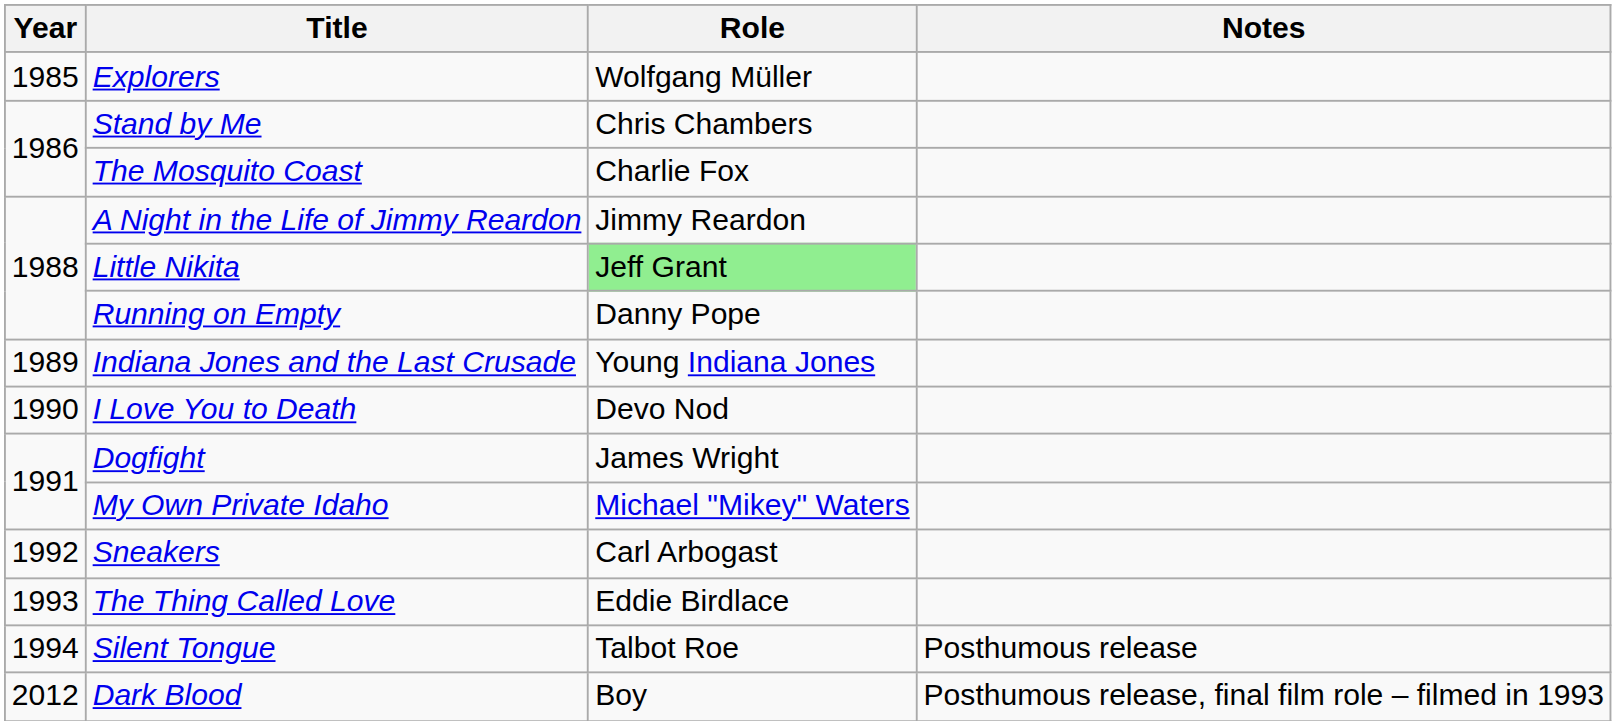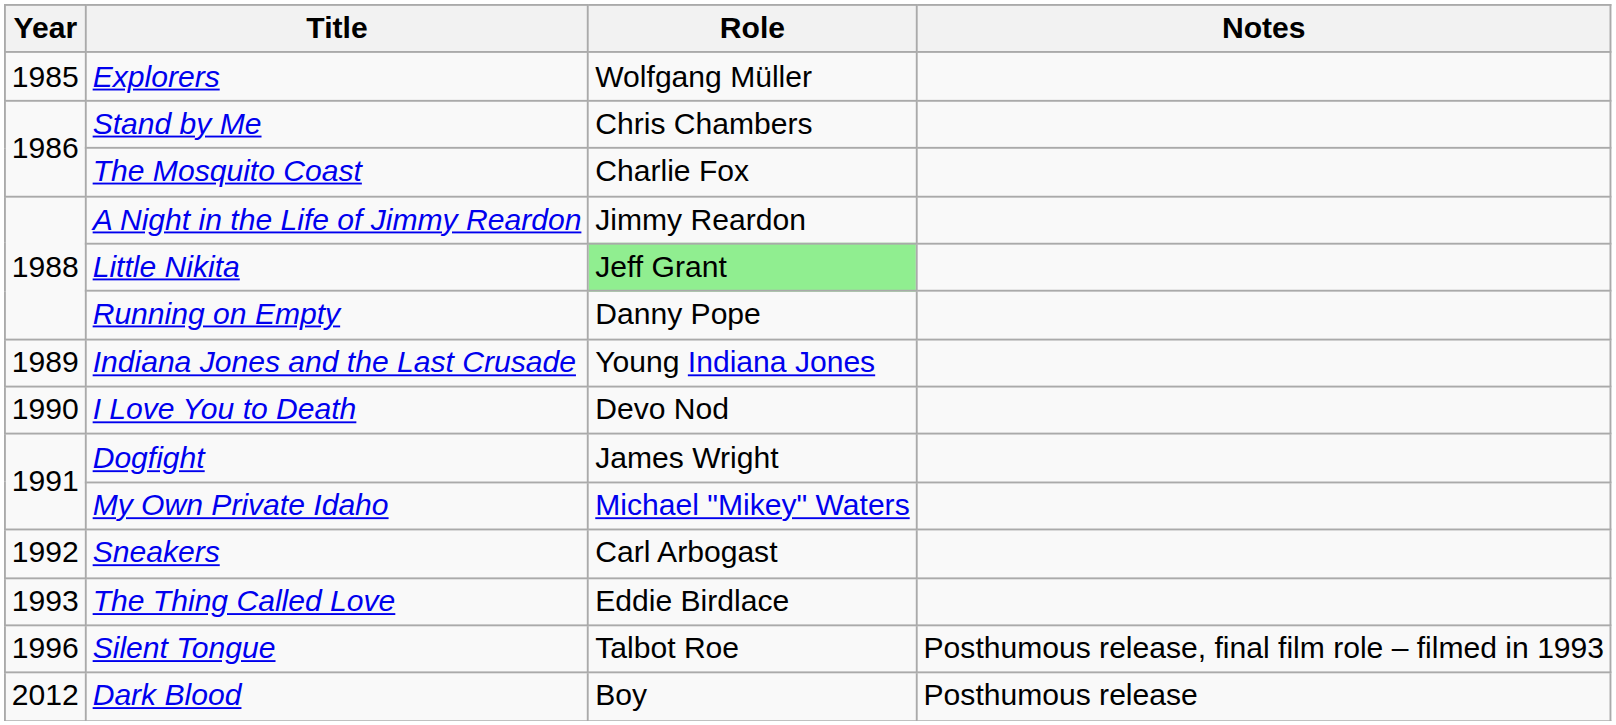(45, 648) 1994 -> (45, 648) 1996
(1061, 648) Posthumous release -> (1264, 648) Posthumous release, final film role – filmed in 1993
(1264, 696) Posthumous release, final film role – filmed in 1993 -> (1061, 696) Posthumous release
